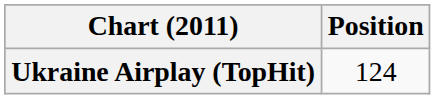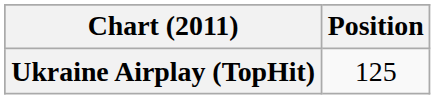(376, 70) 124 -> (376, 70) 125
